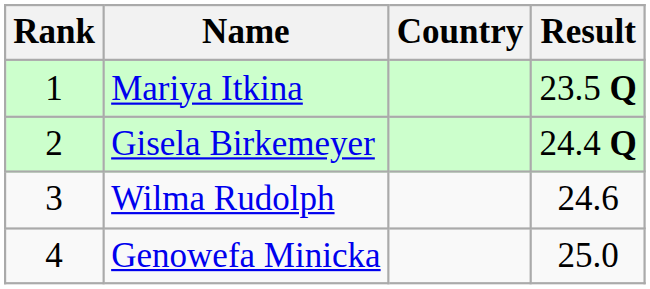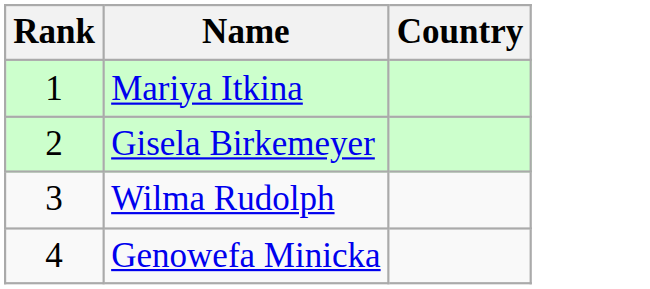- column: (588, 32)
